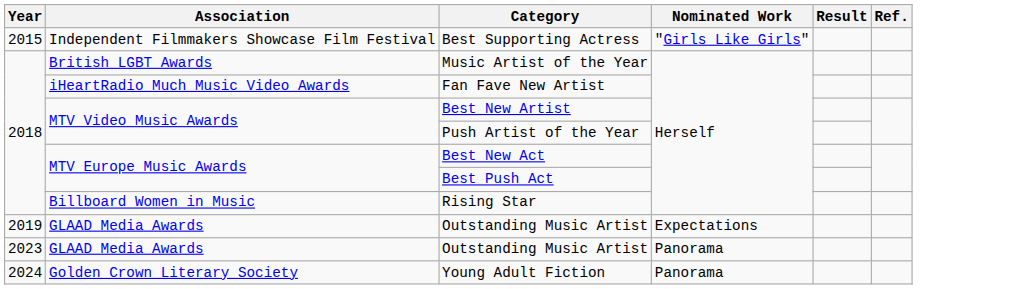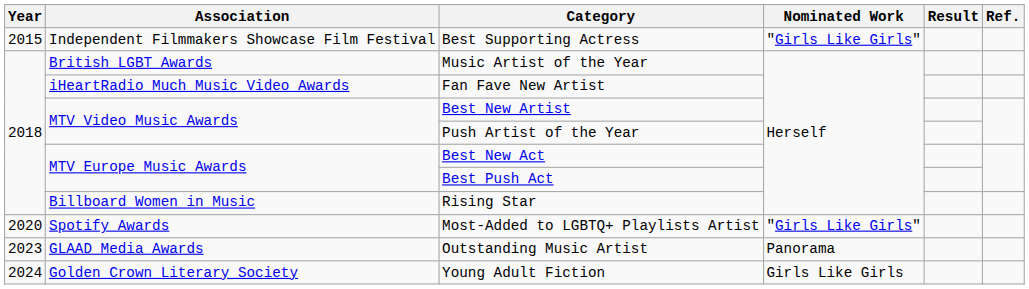- row: (25, 226)
+ row: (25, 226)
(689, 273) Panorama -> (835, 273) Girls Like Girls
